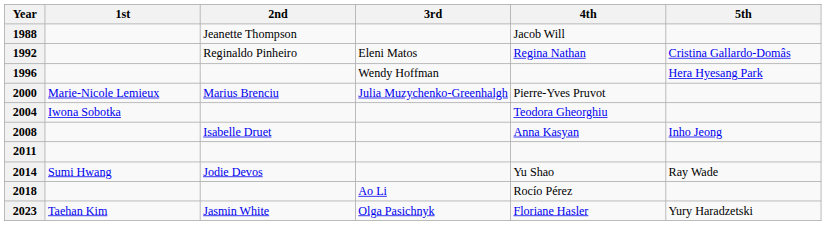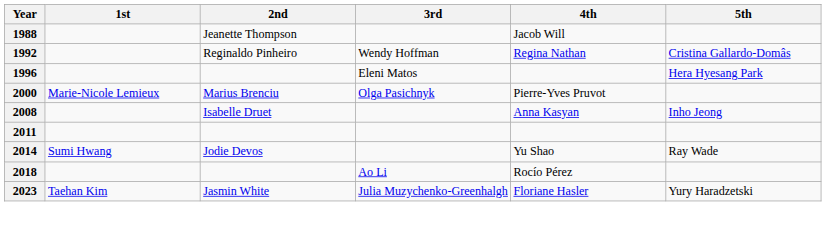(388, 53) Eleni Matos -> (399, 53) Wendy Hoffman
(399, 72) Wendy Hoffman -> (388, 72) Eleni Matos
(433, 92) Julia Muzychenko-Greenhalgh -> (396, 92) Olga Pasichnyk
- row: (25, 112)
(396, 210) Olga Pasichnyk -> (433, 190) Julia Muzychenko-Greenhalgh
